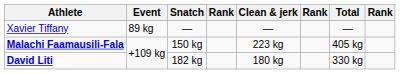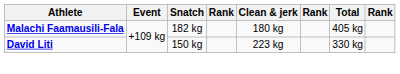- row: (38, 29)
(187, 45) 150 kg -> (187, 29) 182 kg
(268, 45) 223 kg -> (268, 29) 180 kg
(187, 61) 182 kg -> (187, 45) 150 kg
(268, 61) 180 kg -> (268, 45) 223 kg
